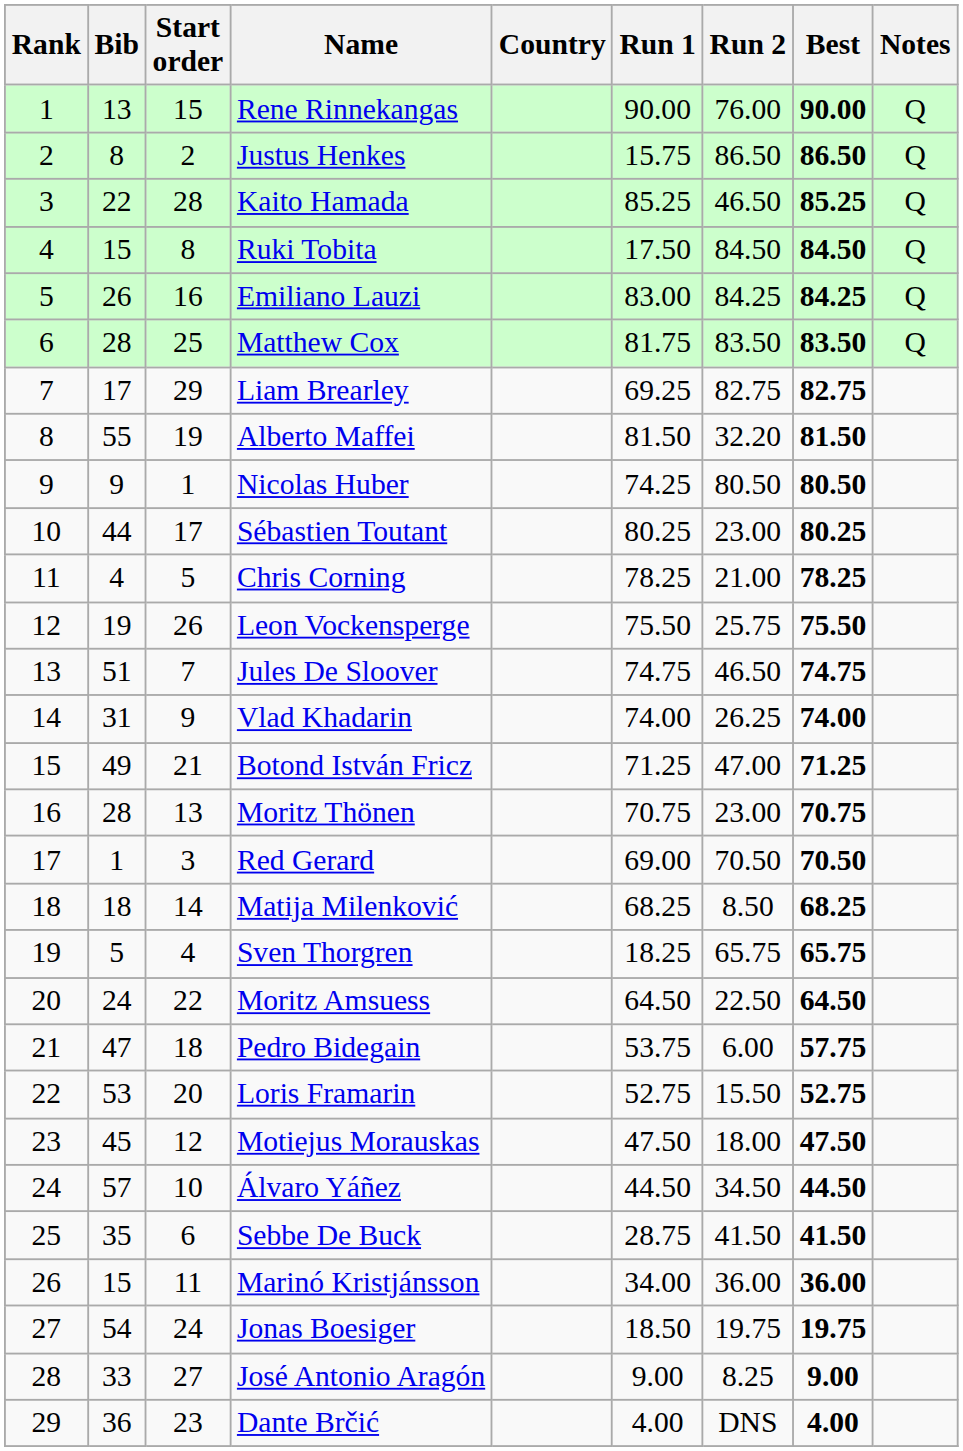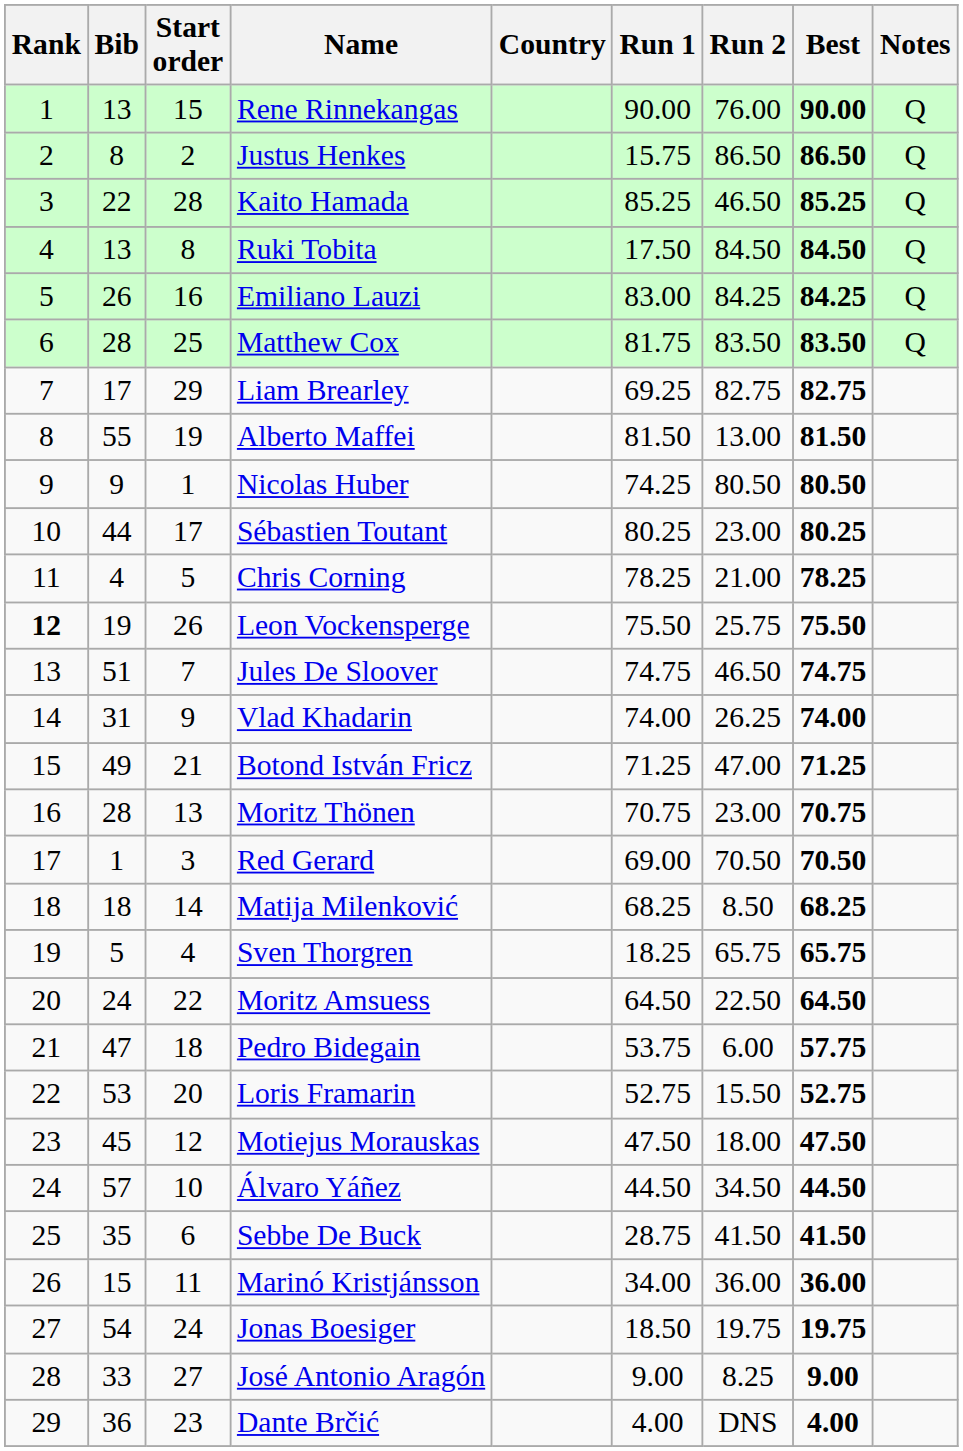(117, 249) 15 -> (117, 249) 13
(748, 436) 32.20 -> (748, 436) 13.00
(46, 624) normal -> (46, 624) bold
